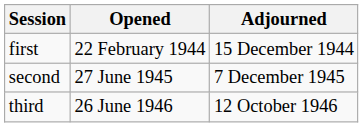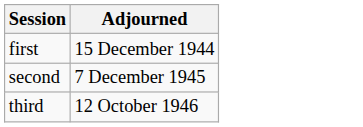- column: (140, 19)
